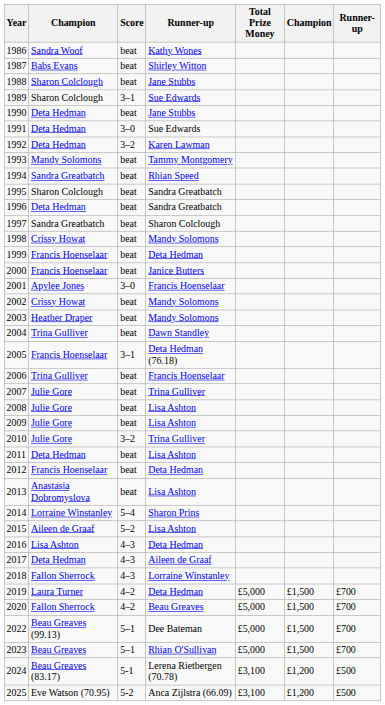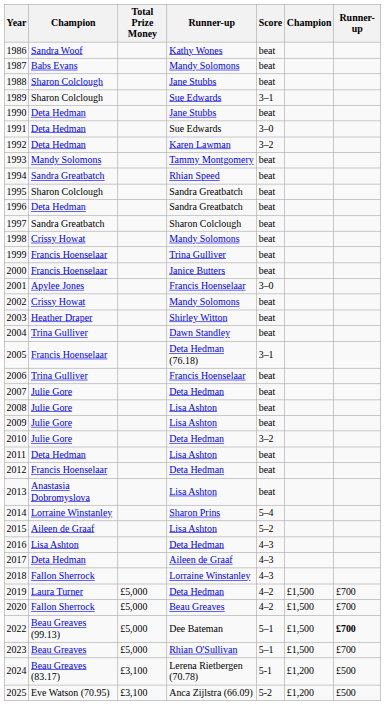columns swapped: (132, 23) <-> (260, 23)
(177, 66) Shirley Witton -> (204, 66) Mandy Solomons
(176, 254) Deta Hedman -> (198, 254) Trina Gulliver
(183, 317) Mandy Solomons -> (198, 317) Shirley Witton
(177, 391) Trina Gulliver -> (197, 391) Deta Hedman
(177, 439) Trina Gulliver -> (197, 439) Deta Hedman
(346, 628) normal -> (346, 628) bold
